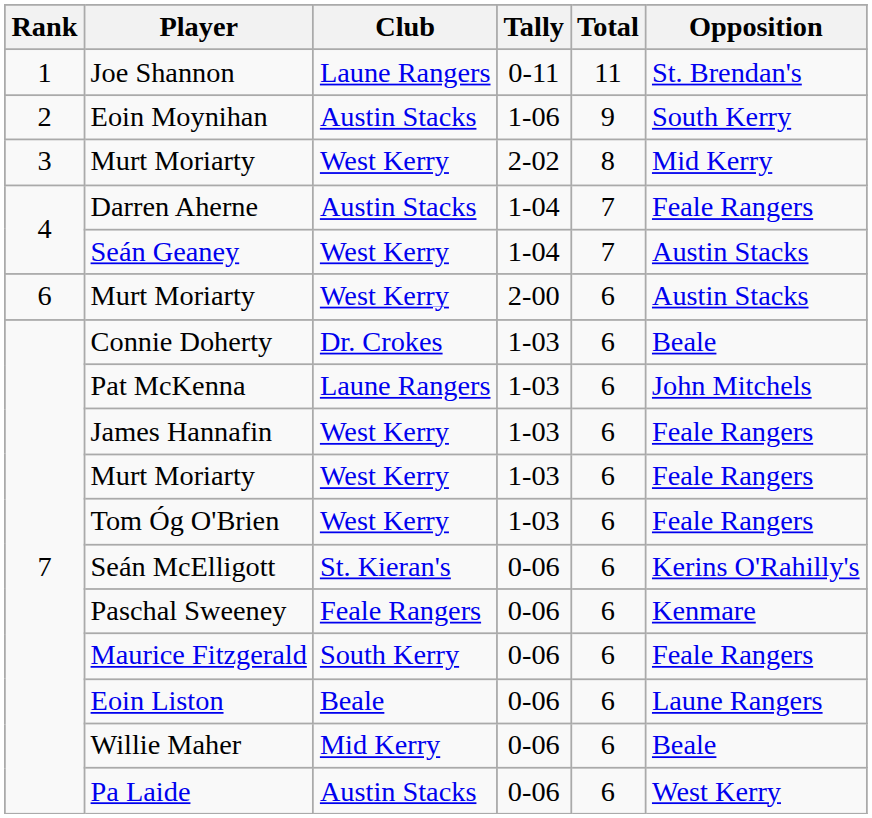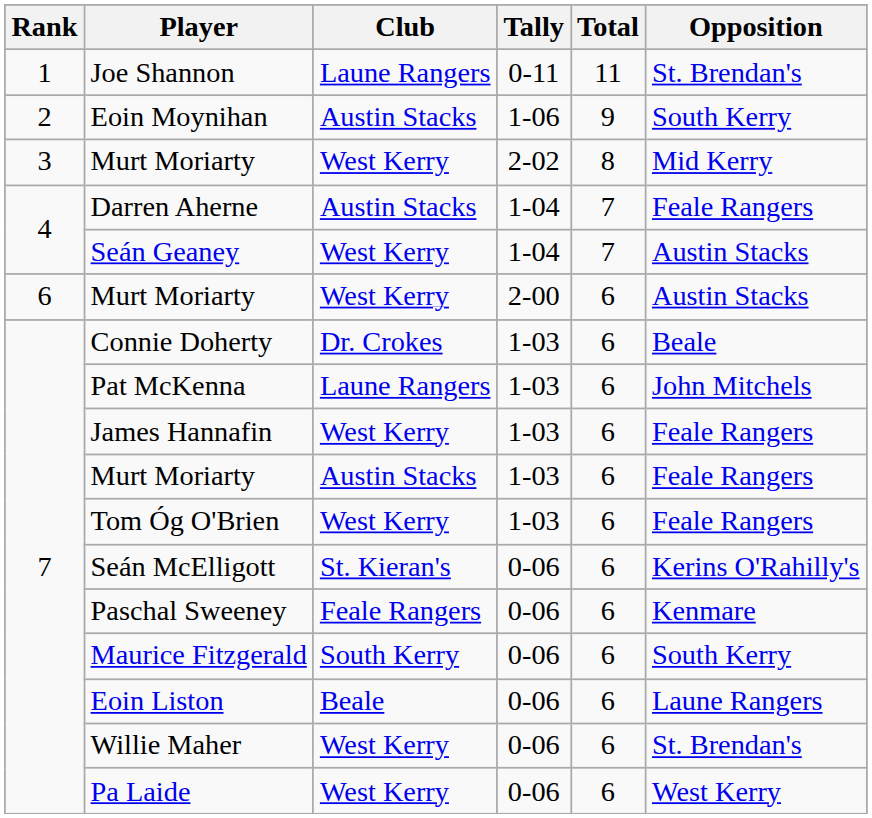(384, 476) West Kerry -> (398, 476) Austin Stacks
(733, 655) Feale Rangers -> (722, 655) South Kerry
(380, 745) Mid Kerry -> (384, 745) West Kerry
(684, 745) Beale -> (727, 745) St. Brendan's
(398, 790) Austin Stacks -> (384, 790) West Kerry
